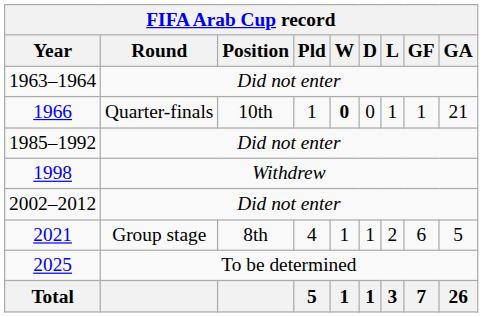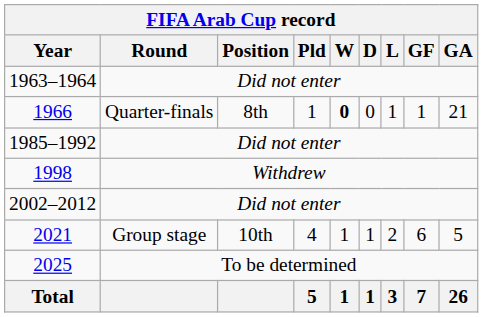(256, 111) 10th -> (256, 111) 8th
(256, 234) 8th -> (256, 234) 10th
